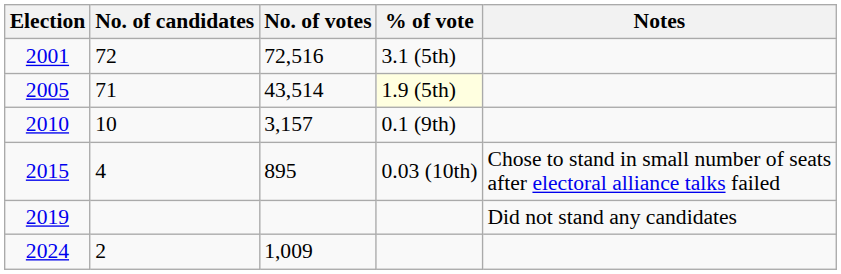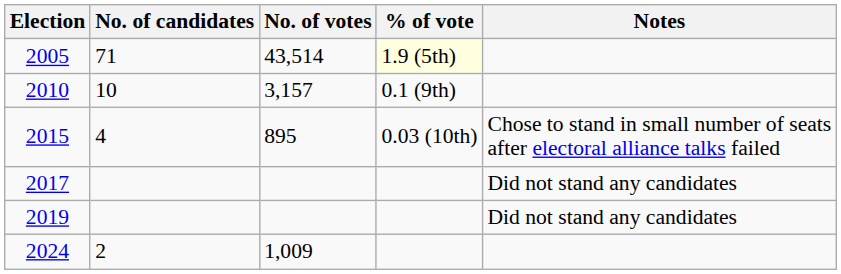- row: (47, 55)
+ row: (47, 182)
